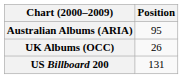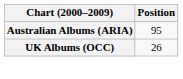- row: (70, 64)
